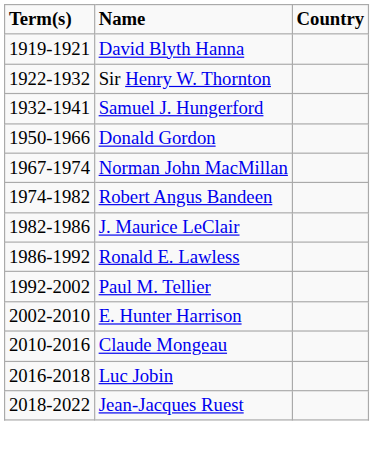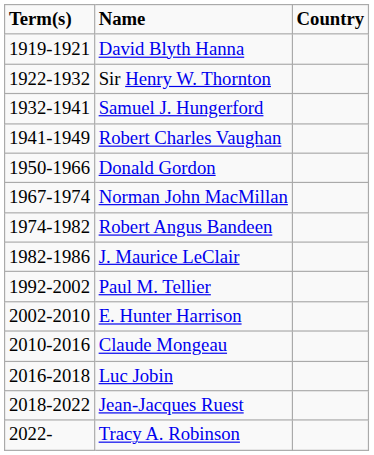+ row: (190, 138)
- row: (169, 256)
+ row: (169, 434)
